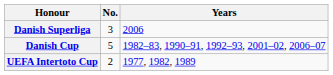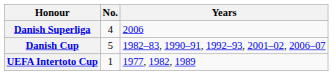(110, 29) 3 -> (110, 29) 4
(110, 62) 2 -> (110, 62) 1
